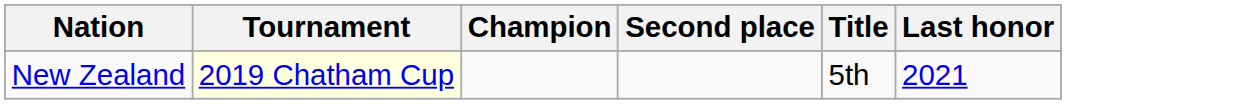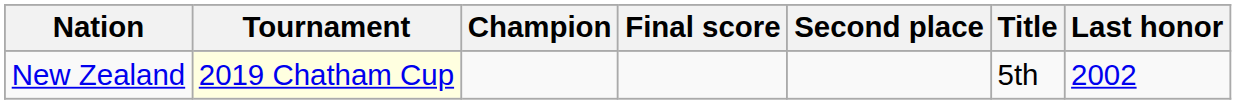+ column: (703, 27)
(935, 74) 2021 -> (1104, 74) 2002
